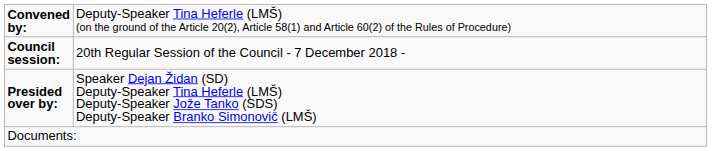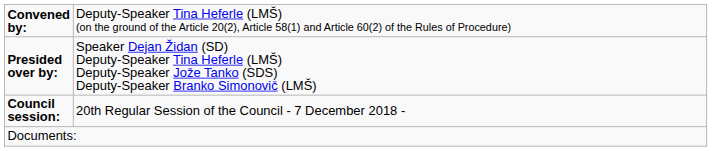rows swapped: (34, 53) <-> (35, 98)
